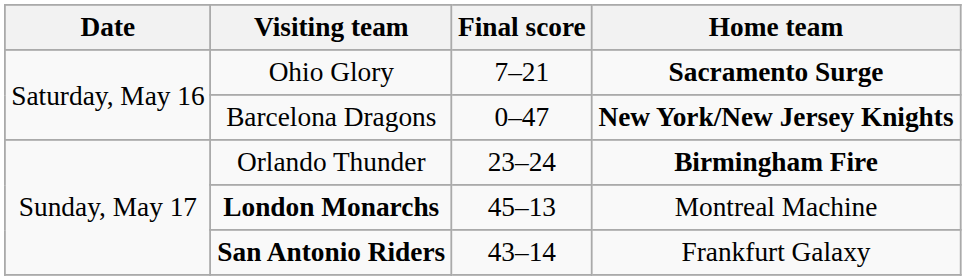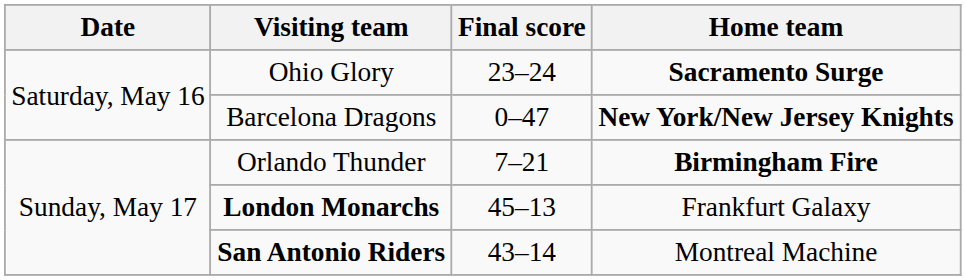(522, 72) 7–21 -> (522, 72) 23–24
(522, 162) 23–24 -> (522, 162) 7–21
(776, 207) Montreal Machine -> (776, 207) Frankfurt Galaxy
(776, 252) Frankfurt Galaxy -> (776, 252) Montreal Machine
